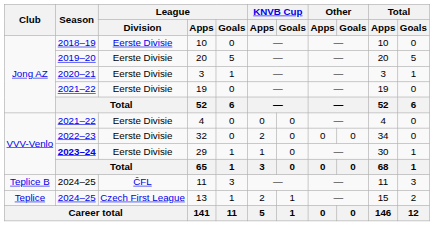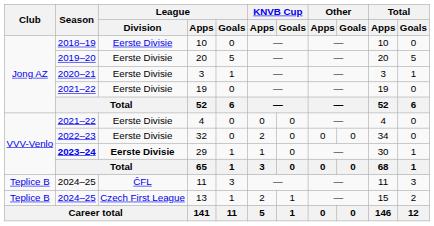(143, 151) normal -> (143, 151) bold
(30, 197) Teplice -> (30, 197) Teplice B
